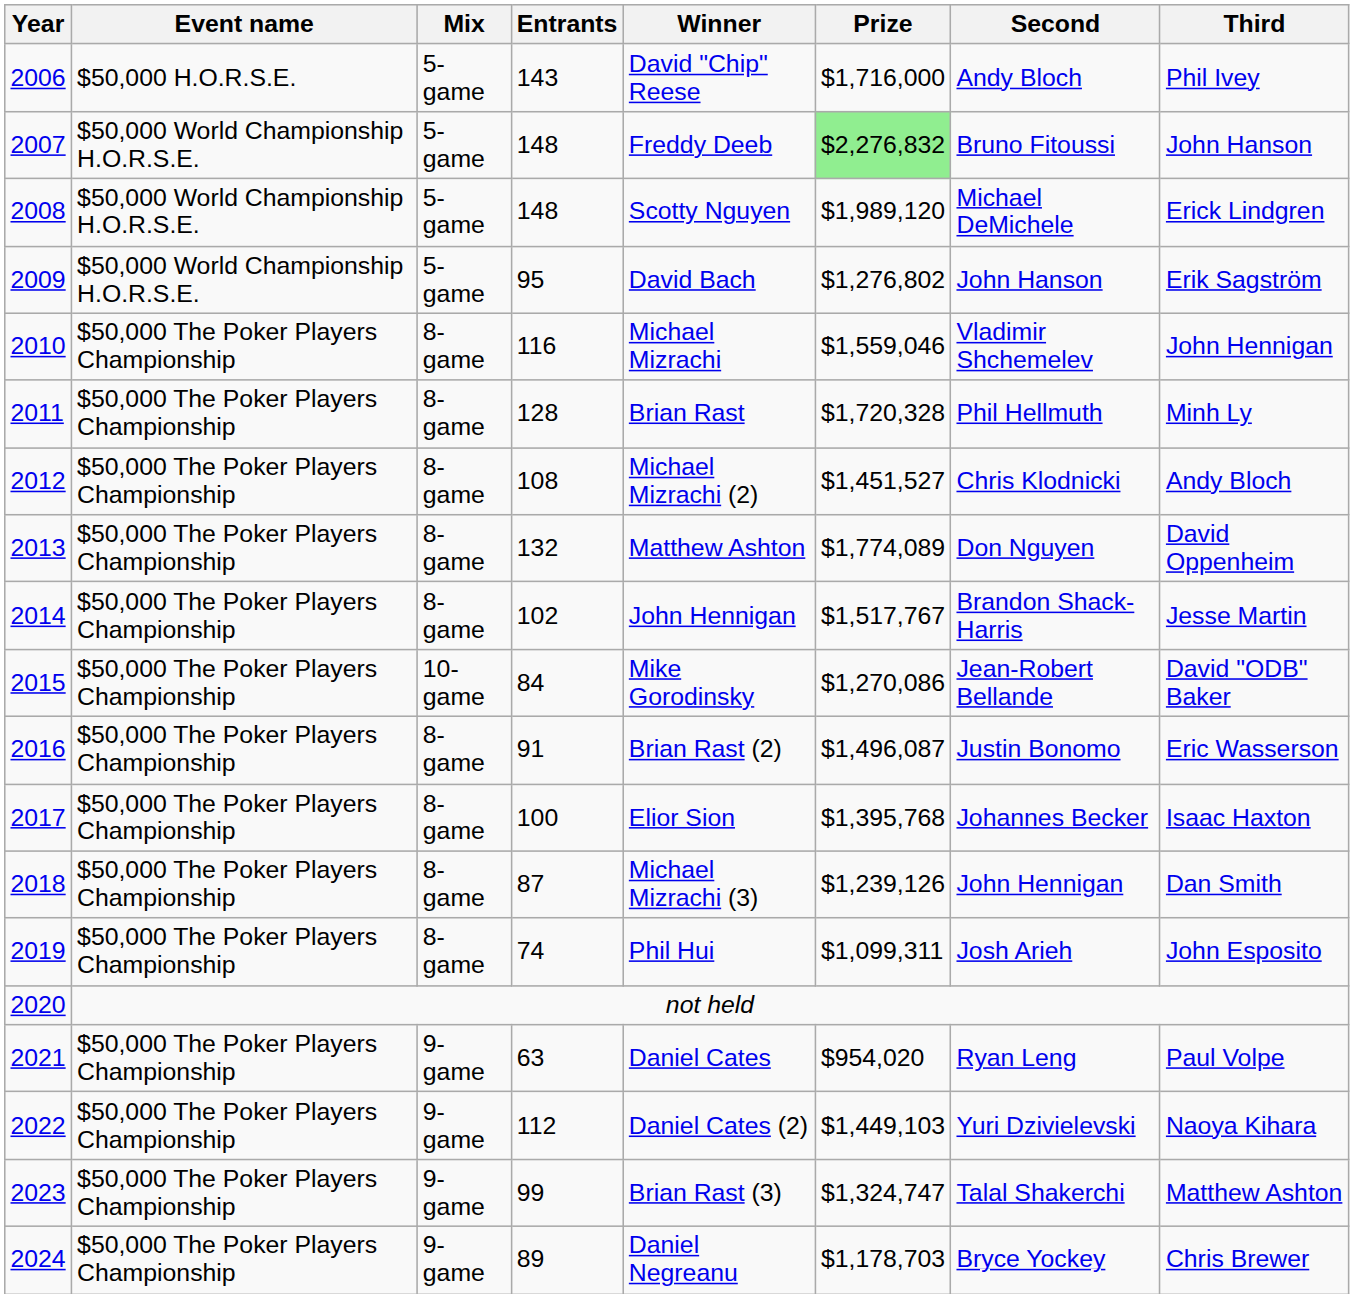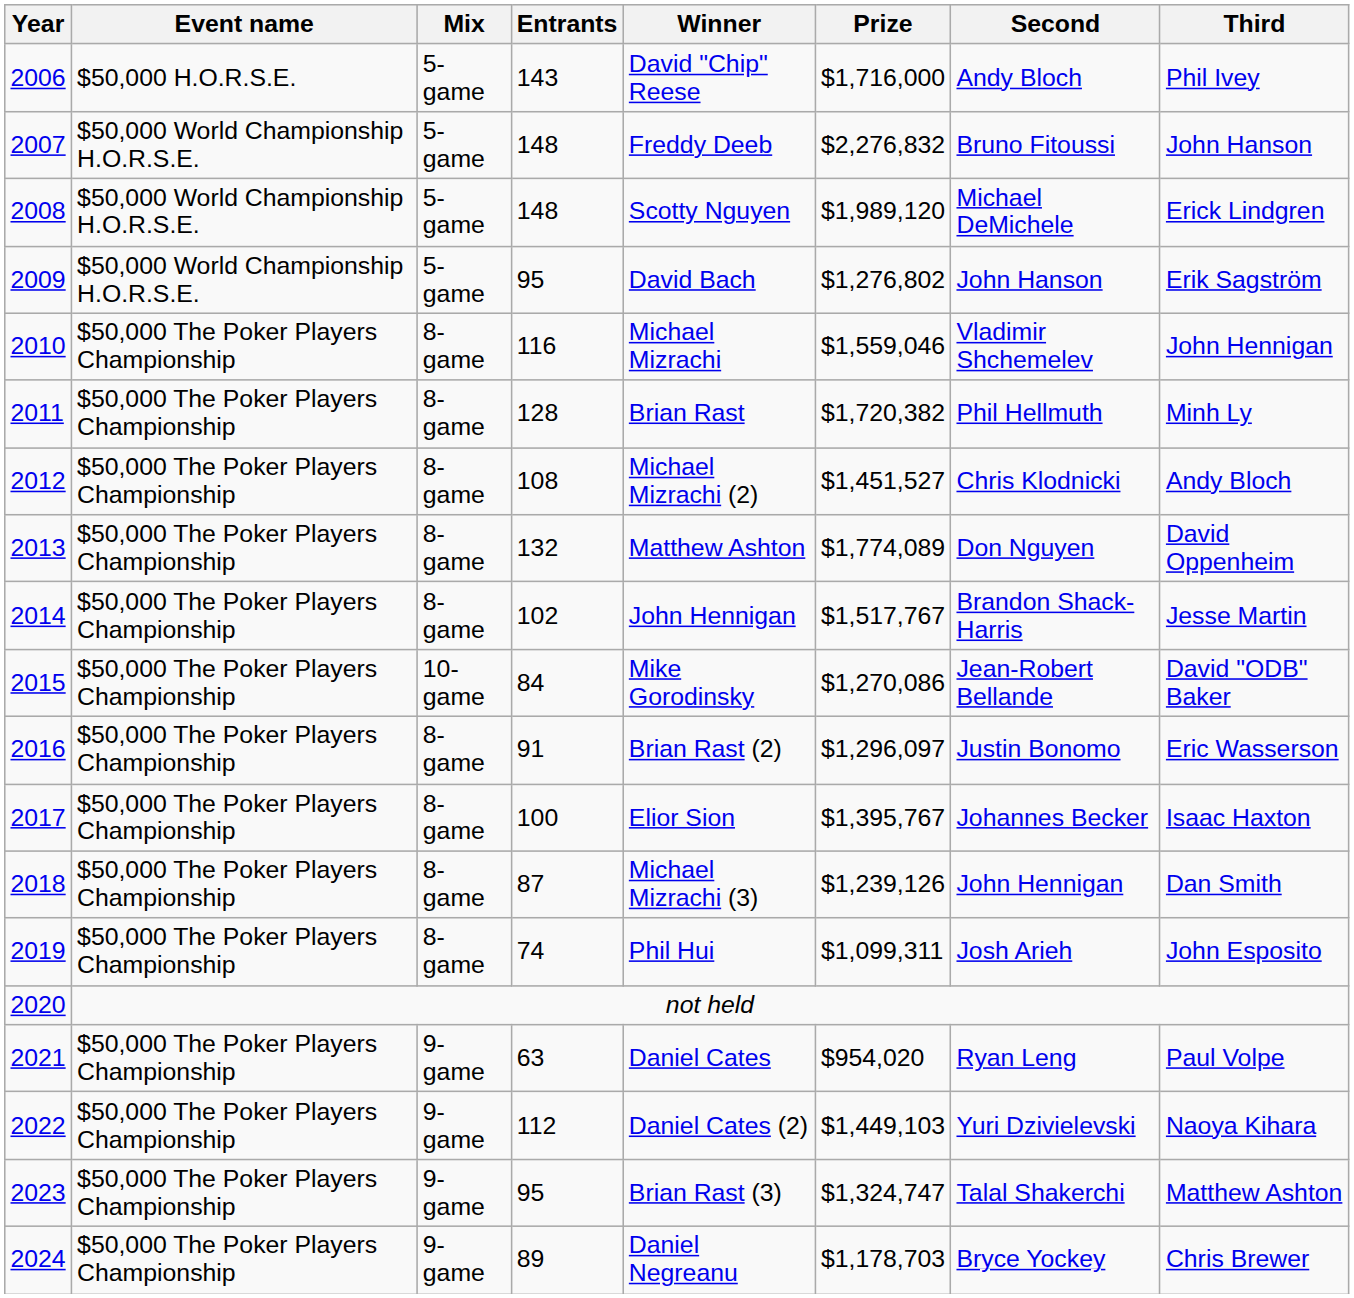(883, 144) lightgreen background -> (883, 144) no background
(883, 413) $1,720,328 -> (883, 413) $1,720,382
(883, 749) $1,496,087 -> (883, 749) $1,296,097
(883, 816) $1,395,768 -> (883, 816) $1,395,767
(531, 1192) 99 -> (531, 1192) 95
